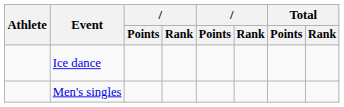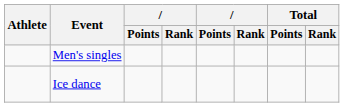rows swapped: (87, 91) <-> (77, 63)
